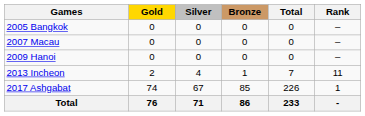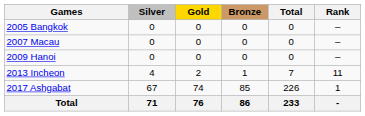columns swapped: (152, 12) <-> (198, 12)
